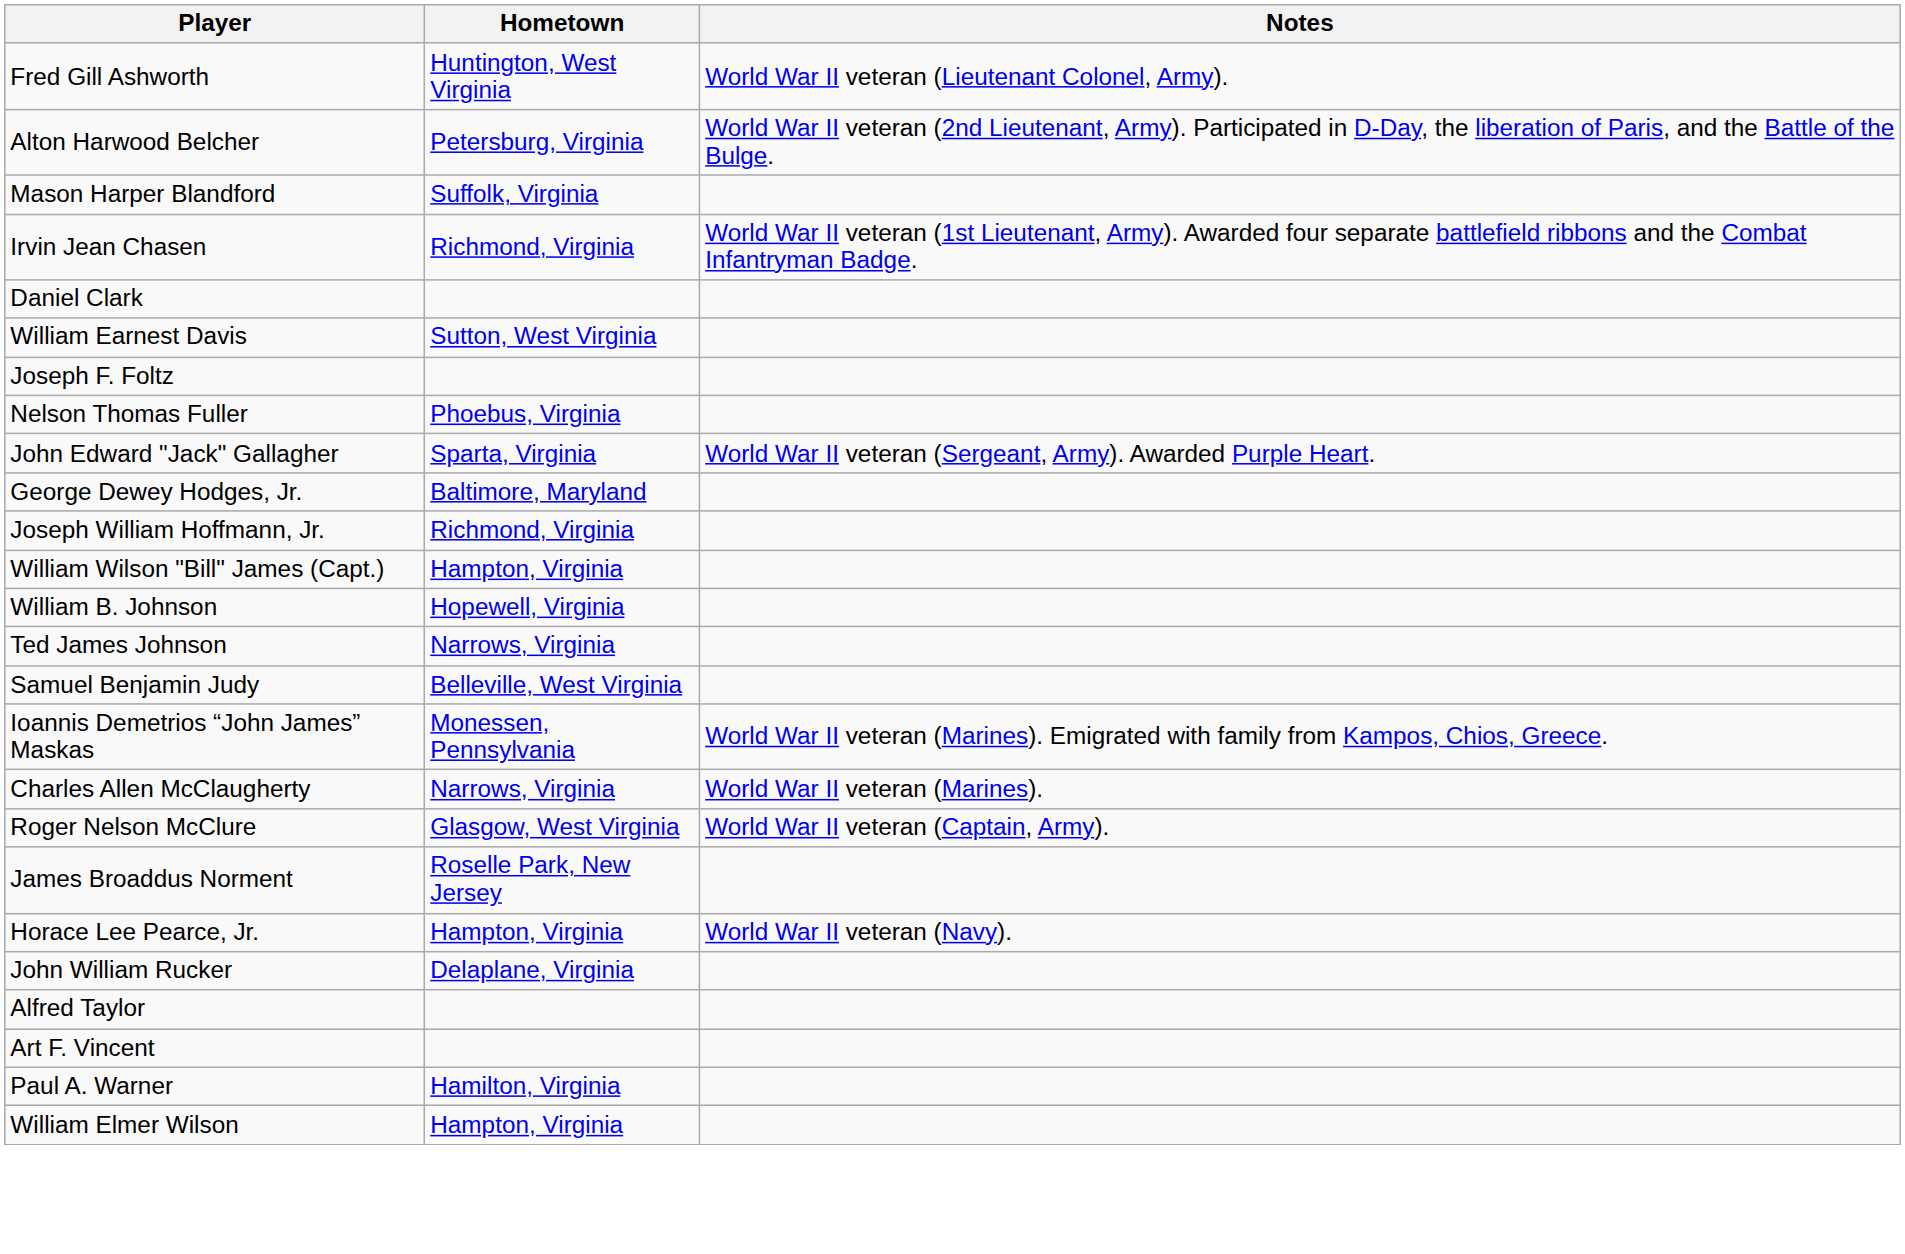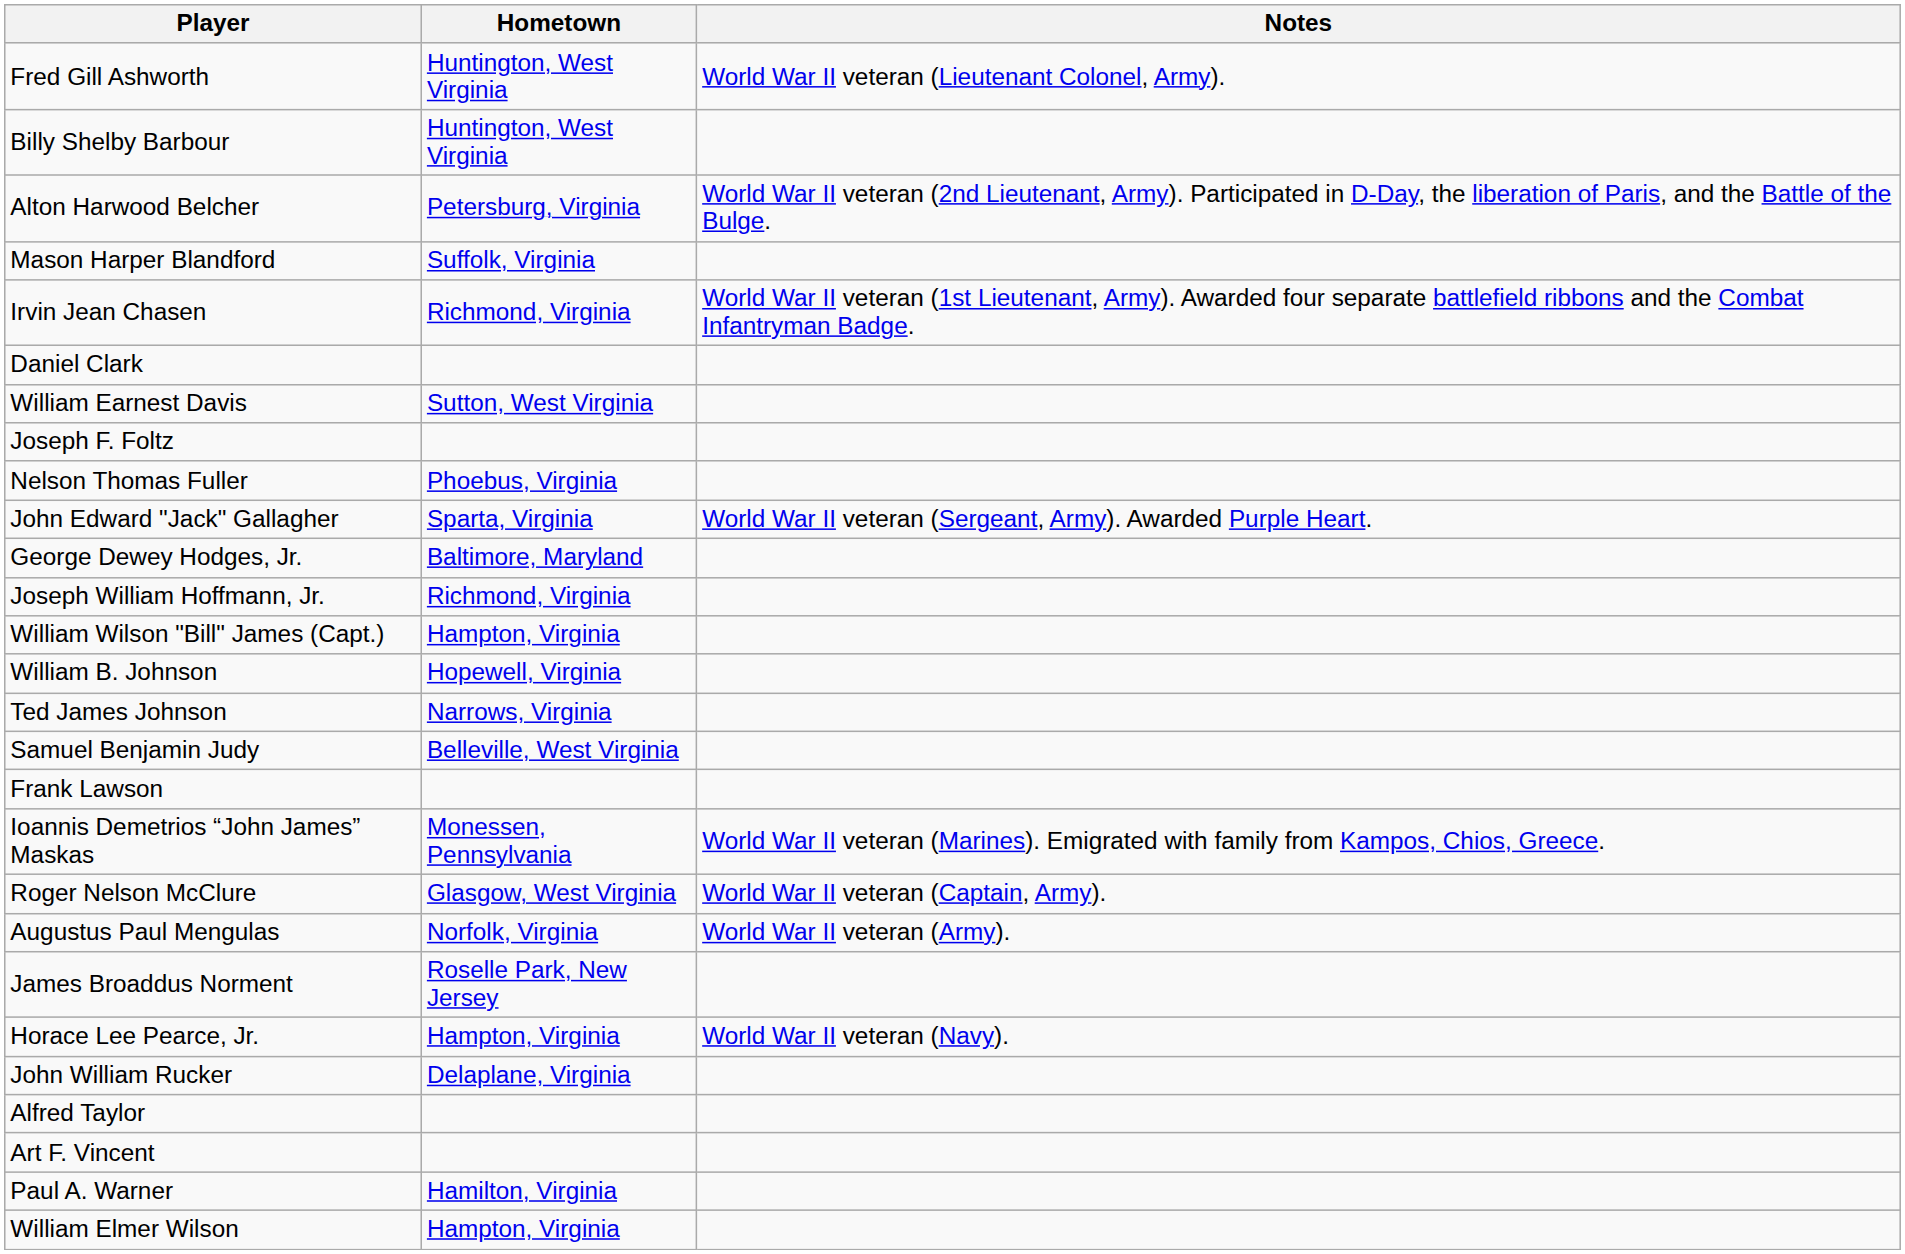+ row: (120, 141)
+ row: (87, 788)
- row: (160, 788)
+ row: (145, 931)
